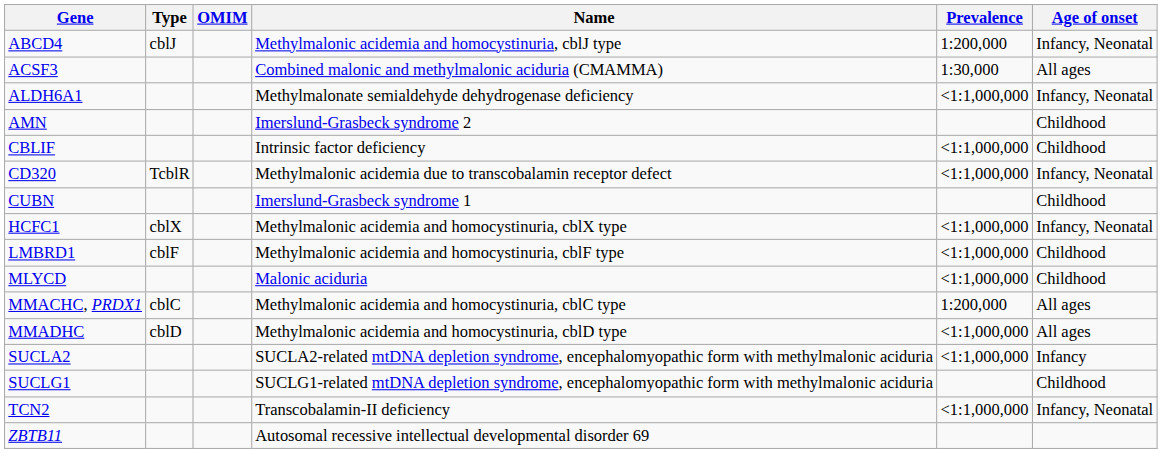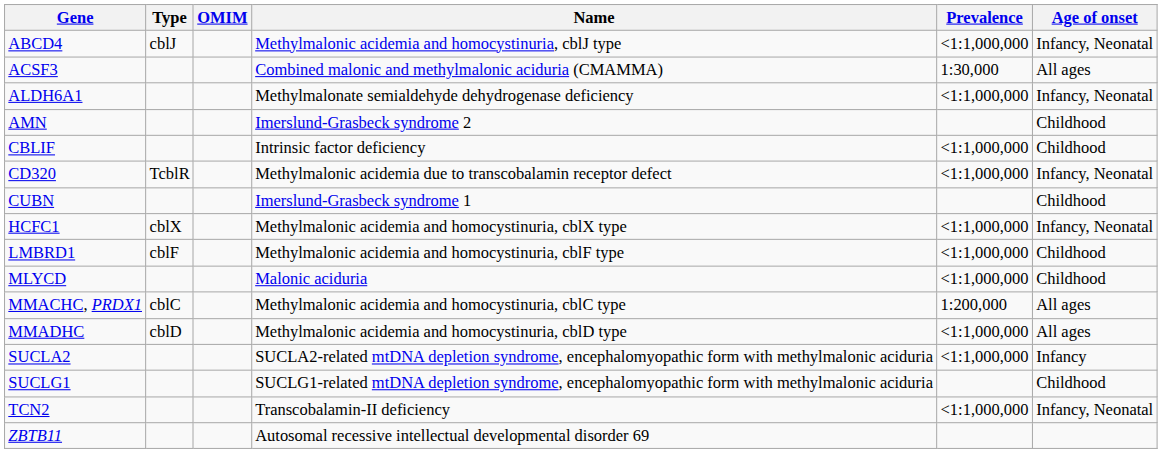(974, 43) 1:200,000 -> (985, 43) <1:1,000,000
